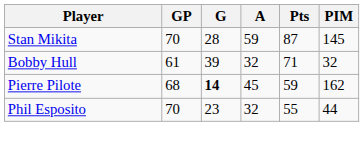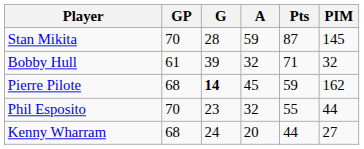+ row: (57, 132)
